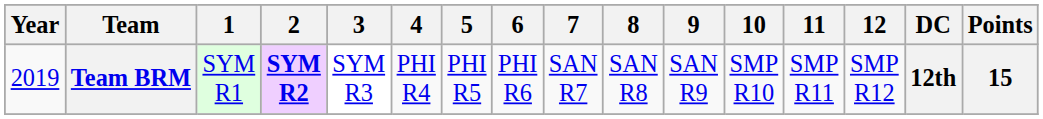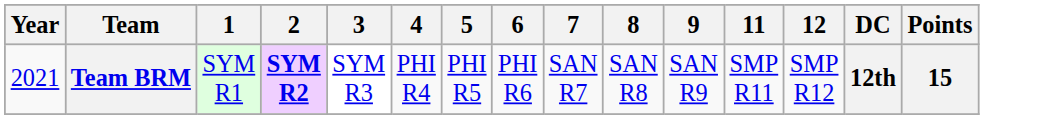- column: (754, 24)
(35, 78) 2019 -> (35, 78) 2021
